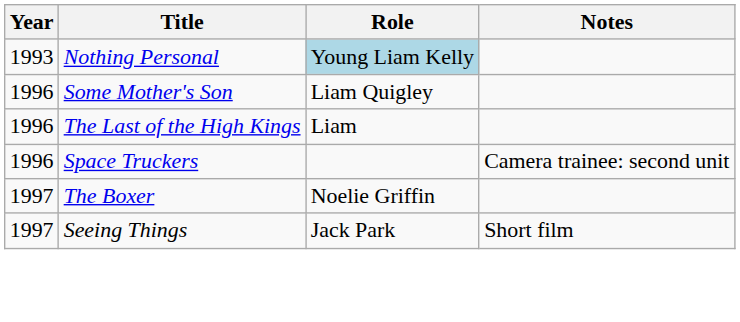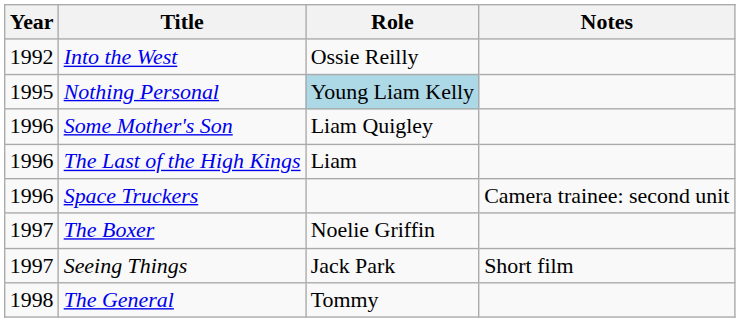+ row: (121, 56)
(32, 56) 1993 -> (32, 91) 1995
+ row: (119, 299)
